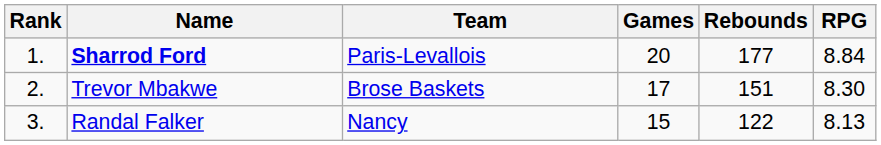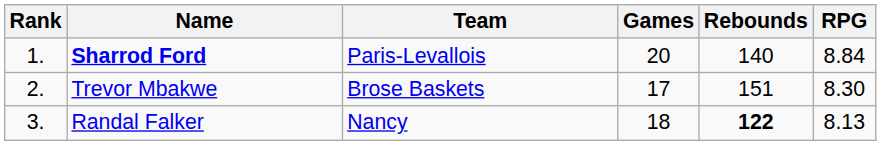(756, 55) 177 -> (756, 55) 140
(659, 122) 15 -> (659, 122) 18
(756, 122) normal -> (756, 122) bold
